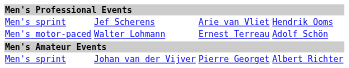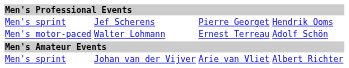(234, 22) Arie van Vliet -> (234, 22) Pierre Georget
(234, 59) Pierre Georget -> (234, 59) Arie van Vliet
